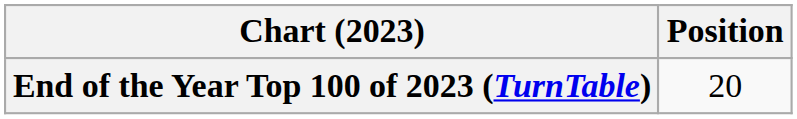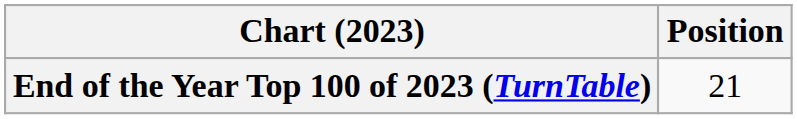(725, 85) 20 -> (725, 85) 21
